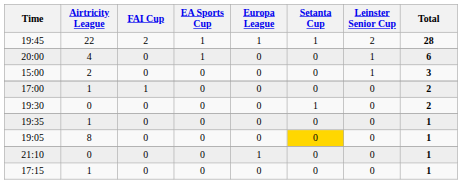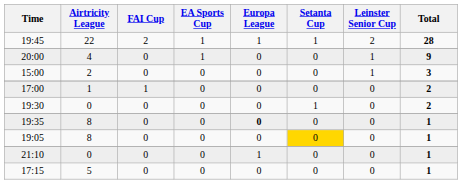(429, 57) 6 -> (429, 57) 9
(89, 122) 1 -> (89, 122) 8
(259, 122) normal -> (259, 122) bold
(89, 171) 1 -> (89, 171) 5
